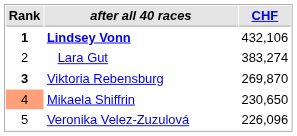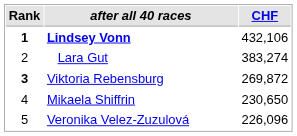(265, 79) 269,870 -> (265, 79) 269,872
(25, 99) lightsalmon background -> (25, 99) no background
